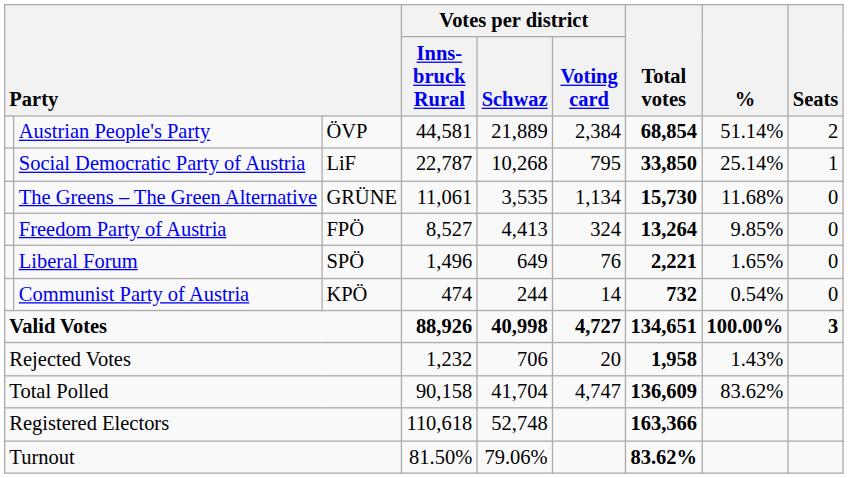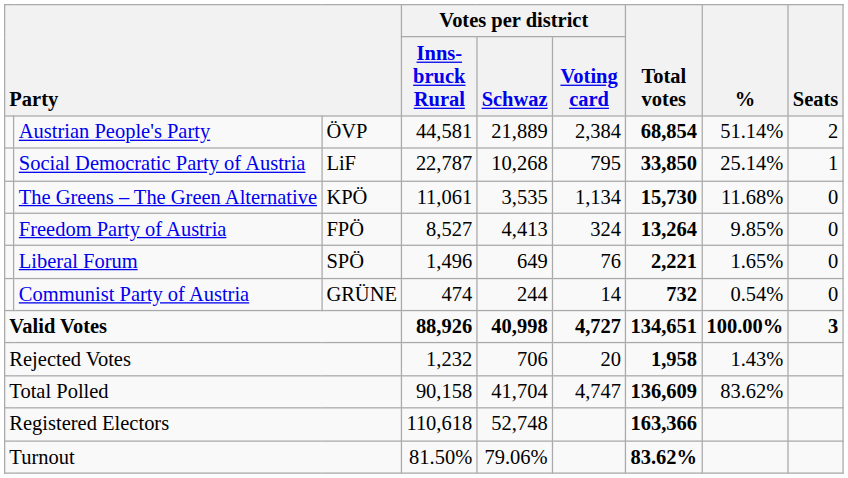(362, 196) GRÜNE -> (347, 196) KPÖ
(347, 294) KPÖ -> (362, 294) GRÜNE
